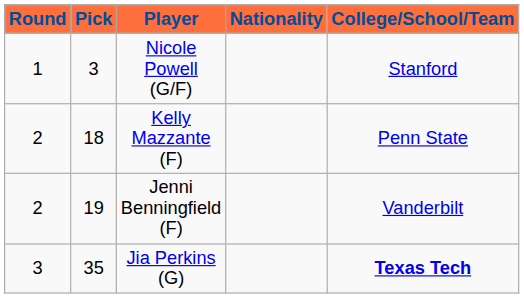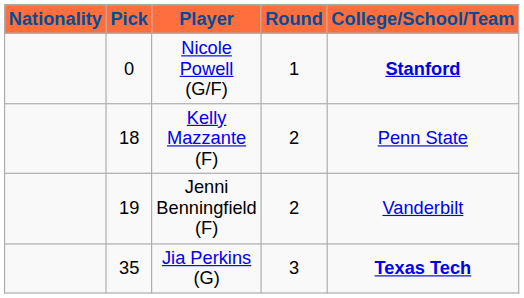columns swapped: (38, 18) <-> (276, 18)
(94, 68) 3 -> (129, 68) 0
(423, 68) normal -> (423, 68) bold
